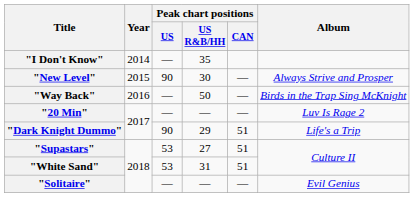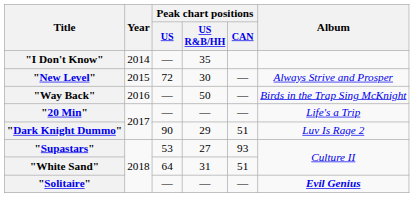(167, 77) 90 -> (167, 77) 72
(333, 112) Luv Is Rage 2 -> (333, 112) Life's a Trip
(333, 130) Life's a Trip -> (333, 130) Luv Is Rage 2
(243, 148) 51 -> (243, 148) 93
(167, 166) 53 -> (167, 166) 64
(333, 184) normal -> (333, 184) bold
